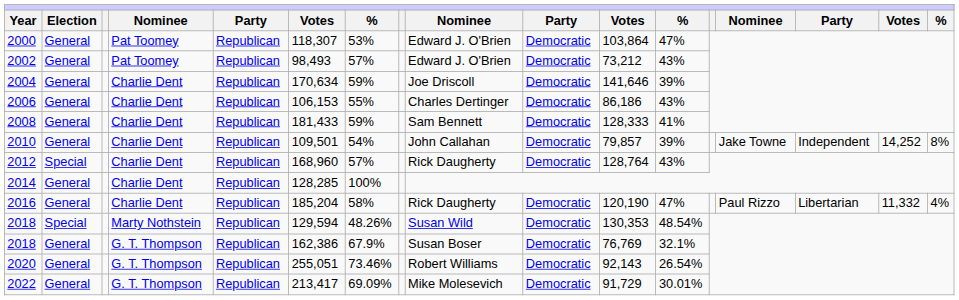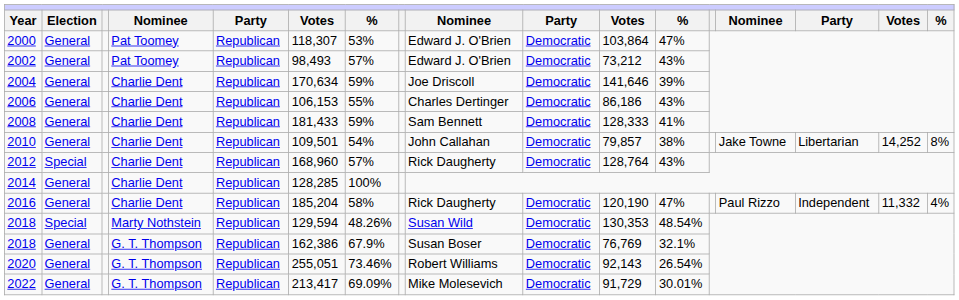(672, 142) 39% -> (672, 142) 38%
(834, 142) Independent -> (828, 142) Libertarian
(828, 203) Libertarian -> (834, 203) Independent
